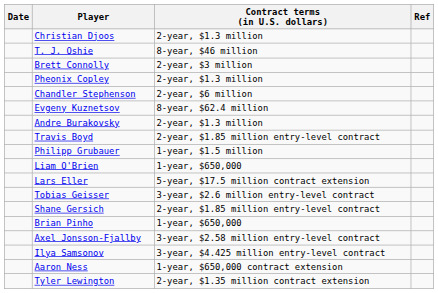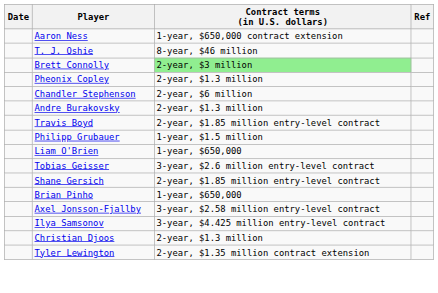rows swapped: (74, 36) <-> (61, 267)
(204, 65) no background -> (204, 65) lightgreen background
- row: (77, 108)
- row: (61, 180)
